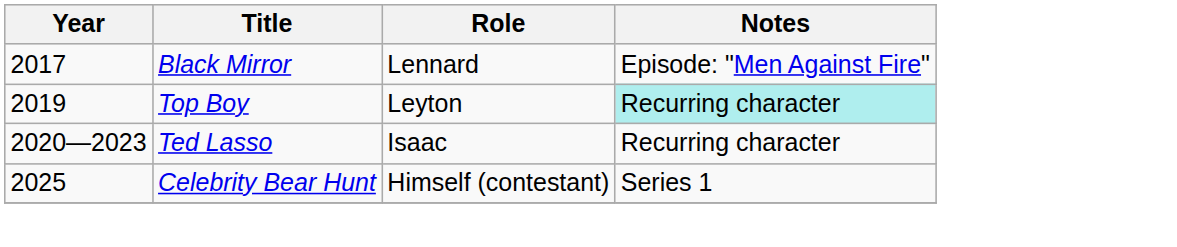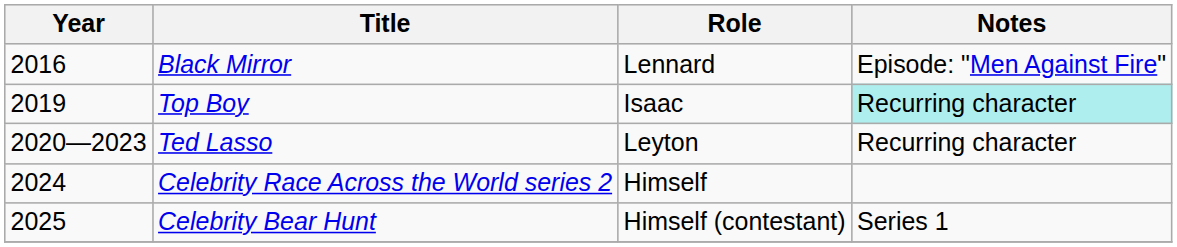(38, 63) 2017 -> (38, 63) 2016
(425, 103) Leyton -> (653, 103) Isaac
(417, 143) Isaac -> (661, 143) Leyton
+ row: (385, 182)
